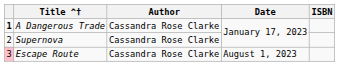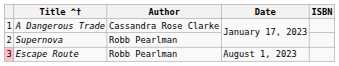(9, 26) bold -> (9, 26) normal
(164, 40) Cassandra Rose Clarke -> (143, 40) Robb Pearlman
(164, 54) Cassandra Rose Clarke -> (143, 54) Robb Pearlman
